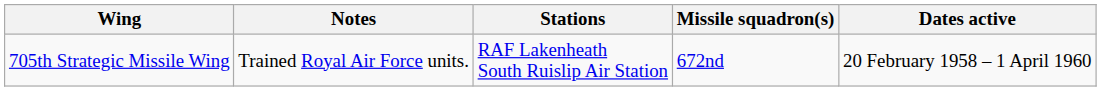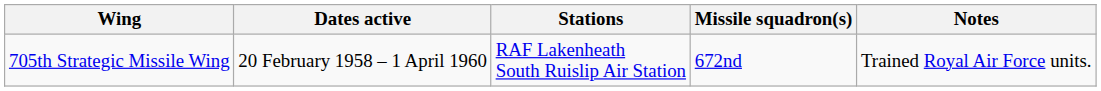columns swapped: (967, 19) <-> (354, 19)
